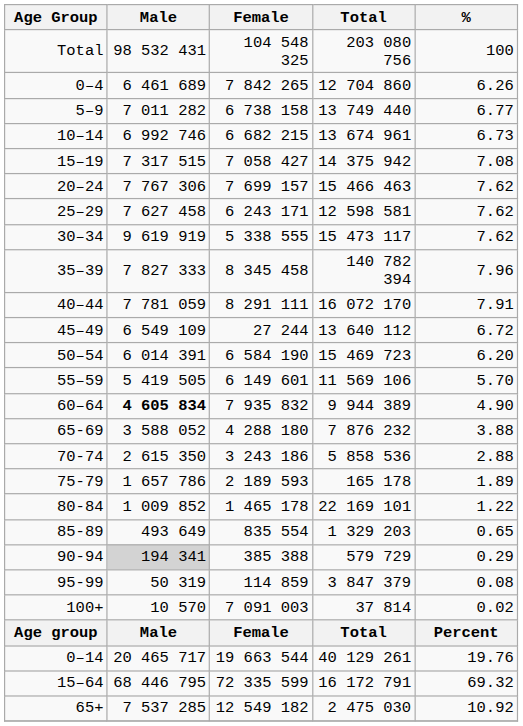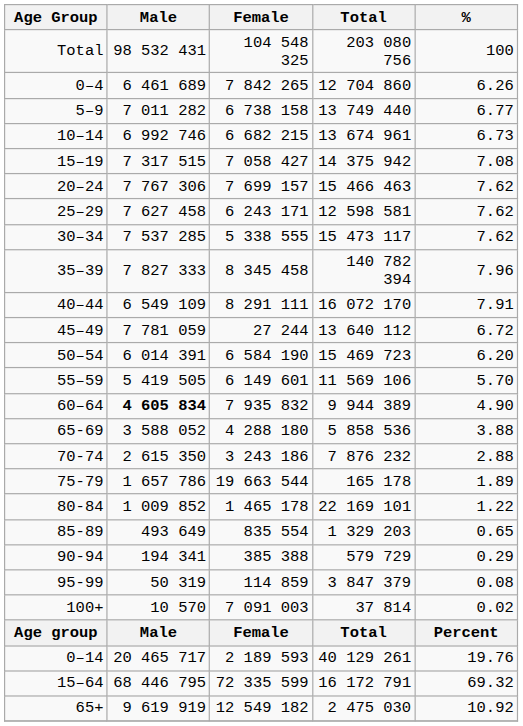(164, 237) 9 619 919 -> (164, 237) 7 537 285
(164, 305) 7 781 059 -> (164, 305) 6 549 109
(164, 330) 6 549 109 -> (164, 330) 7 781 059
(369, 431) 7 876 232 -> (369, 431) 5 858 536
(369, 456) 5 858 536 -> (369, 456) 7 876 232
(267, 482) 2 189 593 -> (262, 482) 19 663 544
(174, 557) lightgrey background -> (174, 557) no background
(262, 658) 19 663 544 -> (267, 658) 2 189 593
(164, 708) 7 537 285 -> (164, 708) 9 619 919
